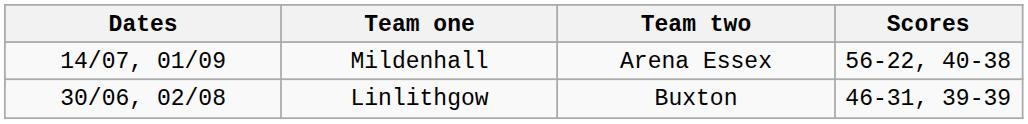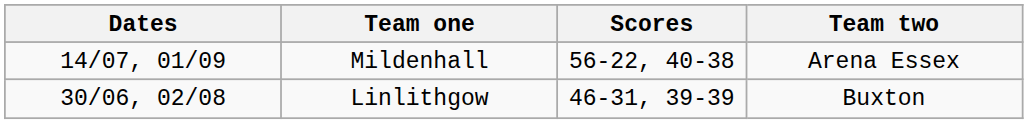columns swapped: (696, 24) <-> (928, 24)
